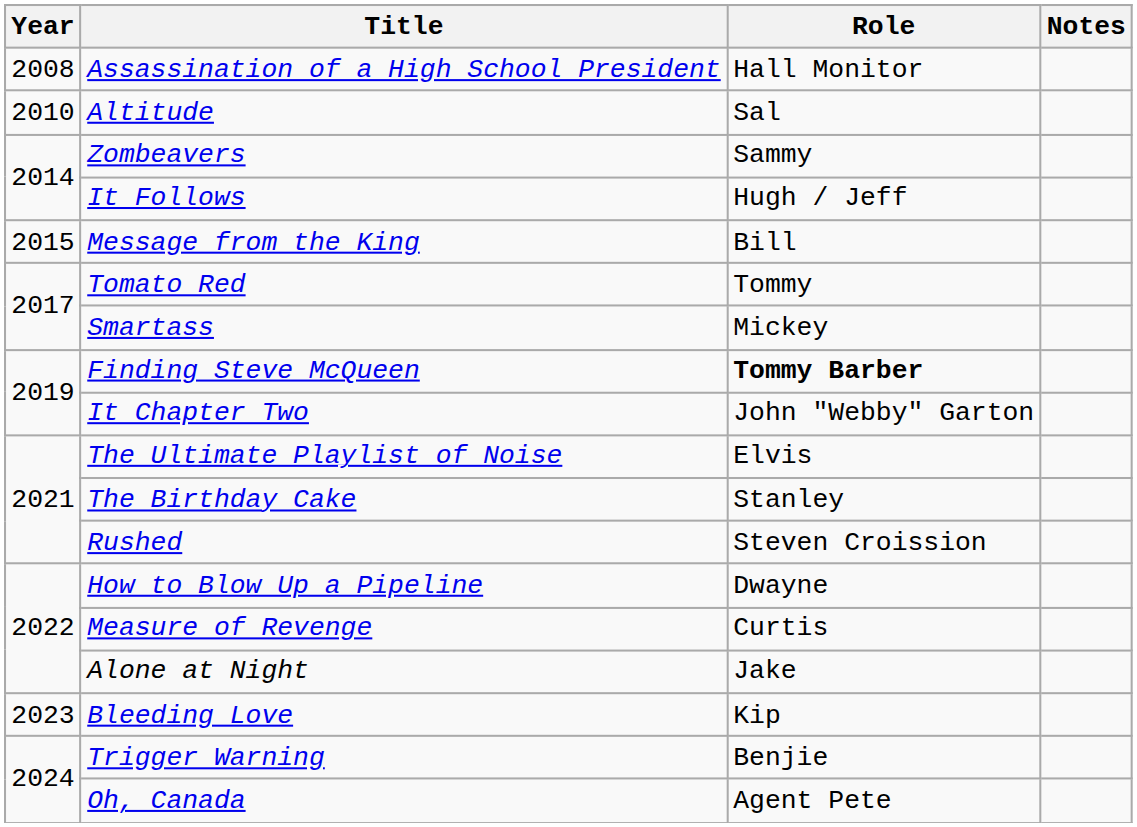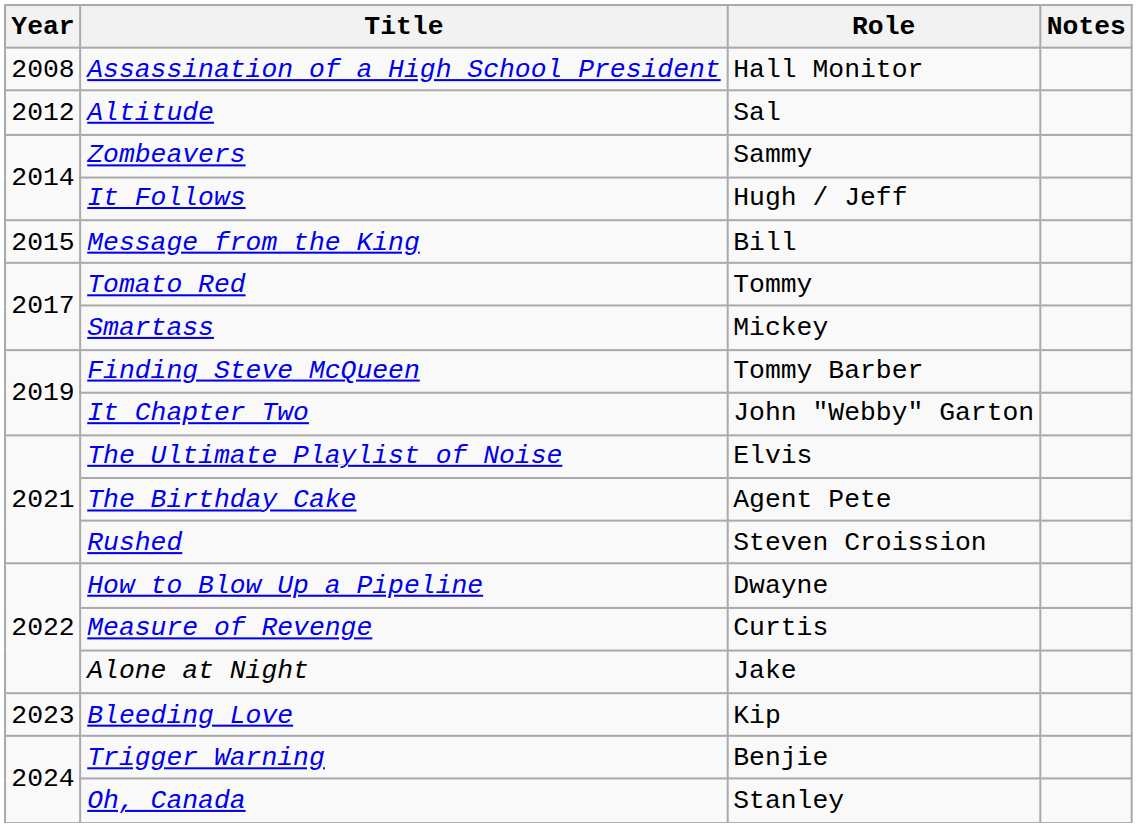(43, 113) 2010 -> (43, 113) 2012
(828, 371) bold -> (828, 371) normal
(789, 500) Stanley -> (812, 500) Agent Pete
(812, 801) Agent Pete -> (789, 801) Stanley
